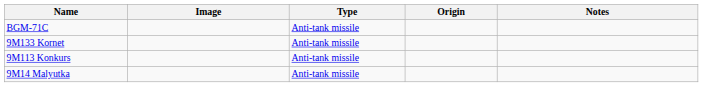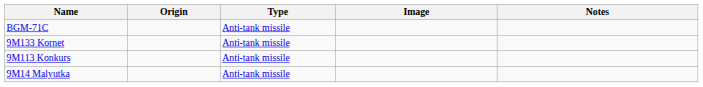columns swapped: (208, 12) <-> (451, 12)
